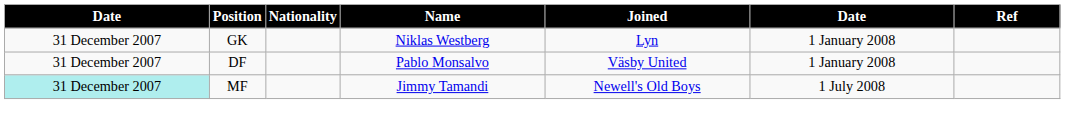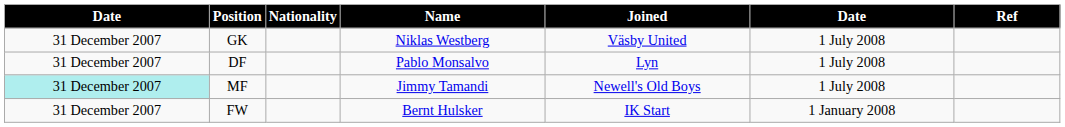(647, 40) Lyn -> (647, 40) Väsby United
(852, 40) 1 January 2008 -> (852, 40) 1 July 2008
(647, 63) Väsby United -> (647, 63) Lyn
(852, 63) 1 January 2008 -> (852, 63) 1 July 2008
+ row: (237, 110)
